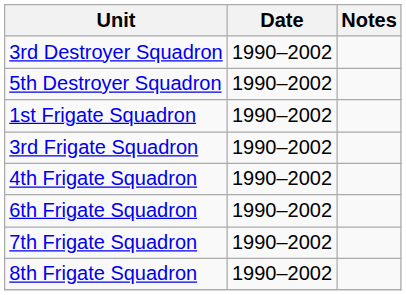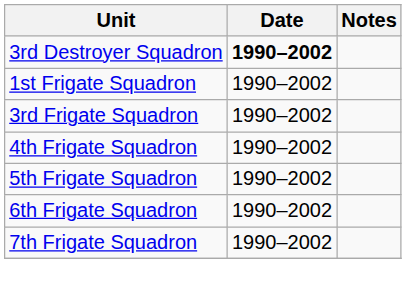(282, 52) normal -> (282, 52) bold
- row: (115, 83)
+ row: (103, 178)
- row: (103, 274)
